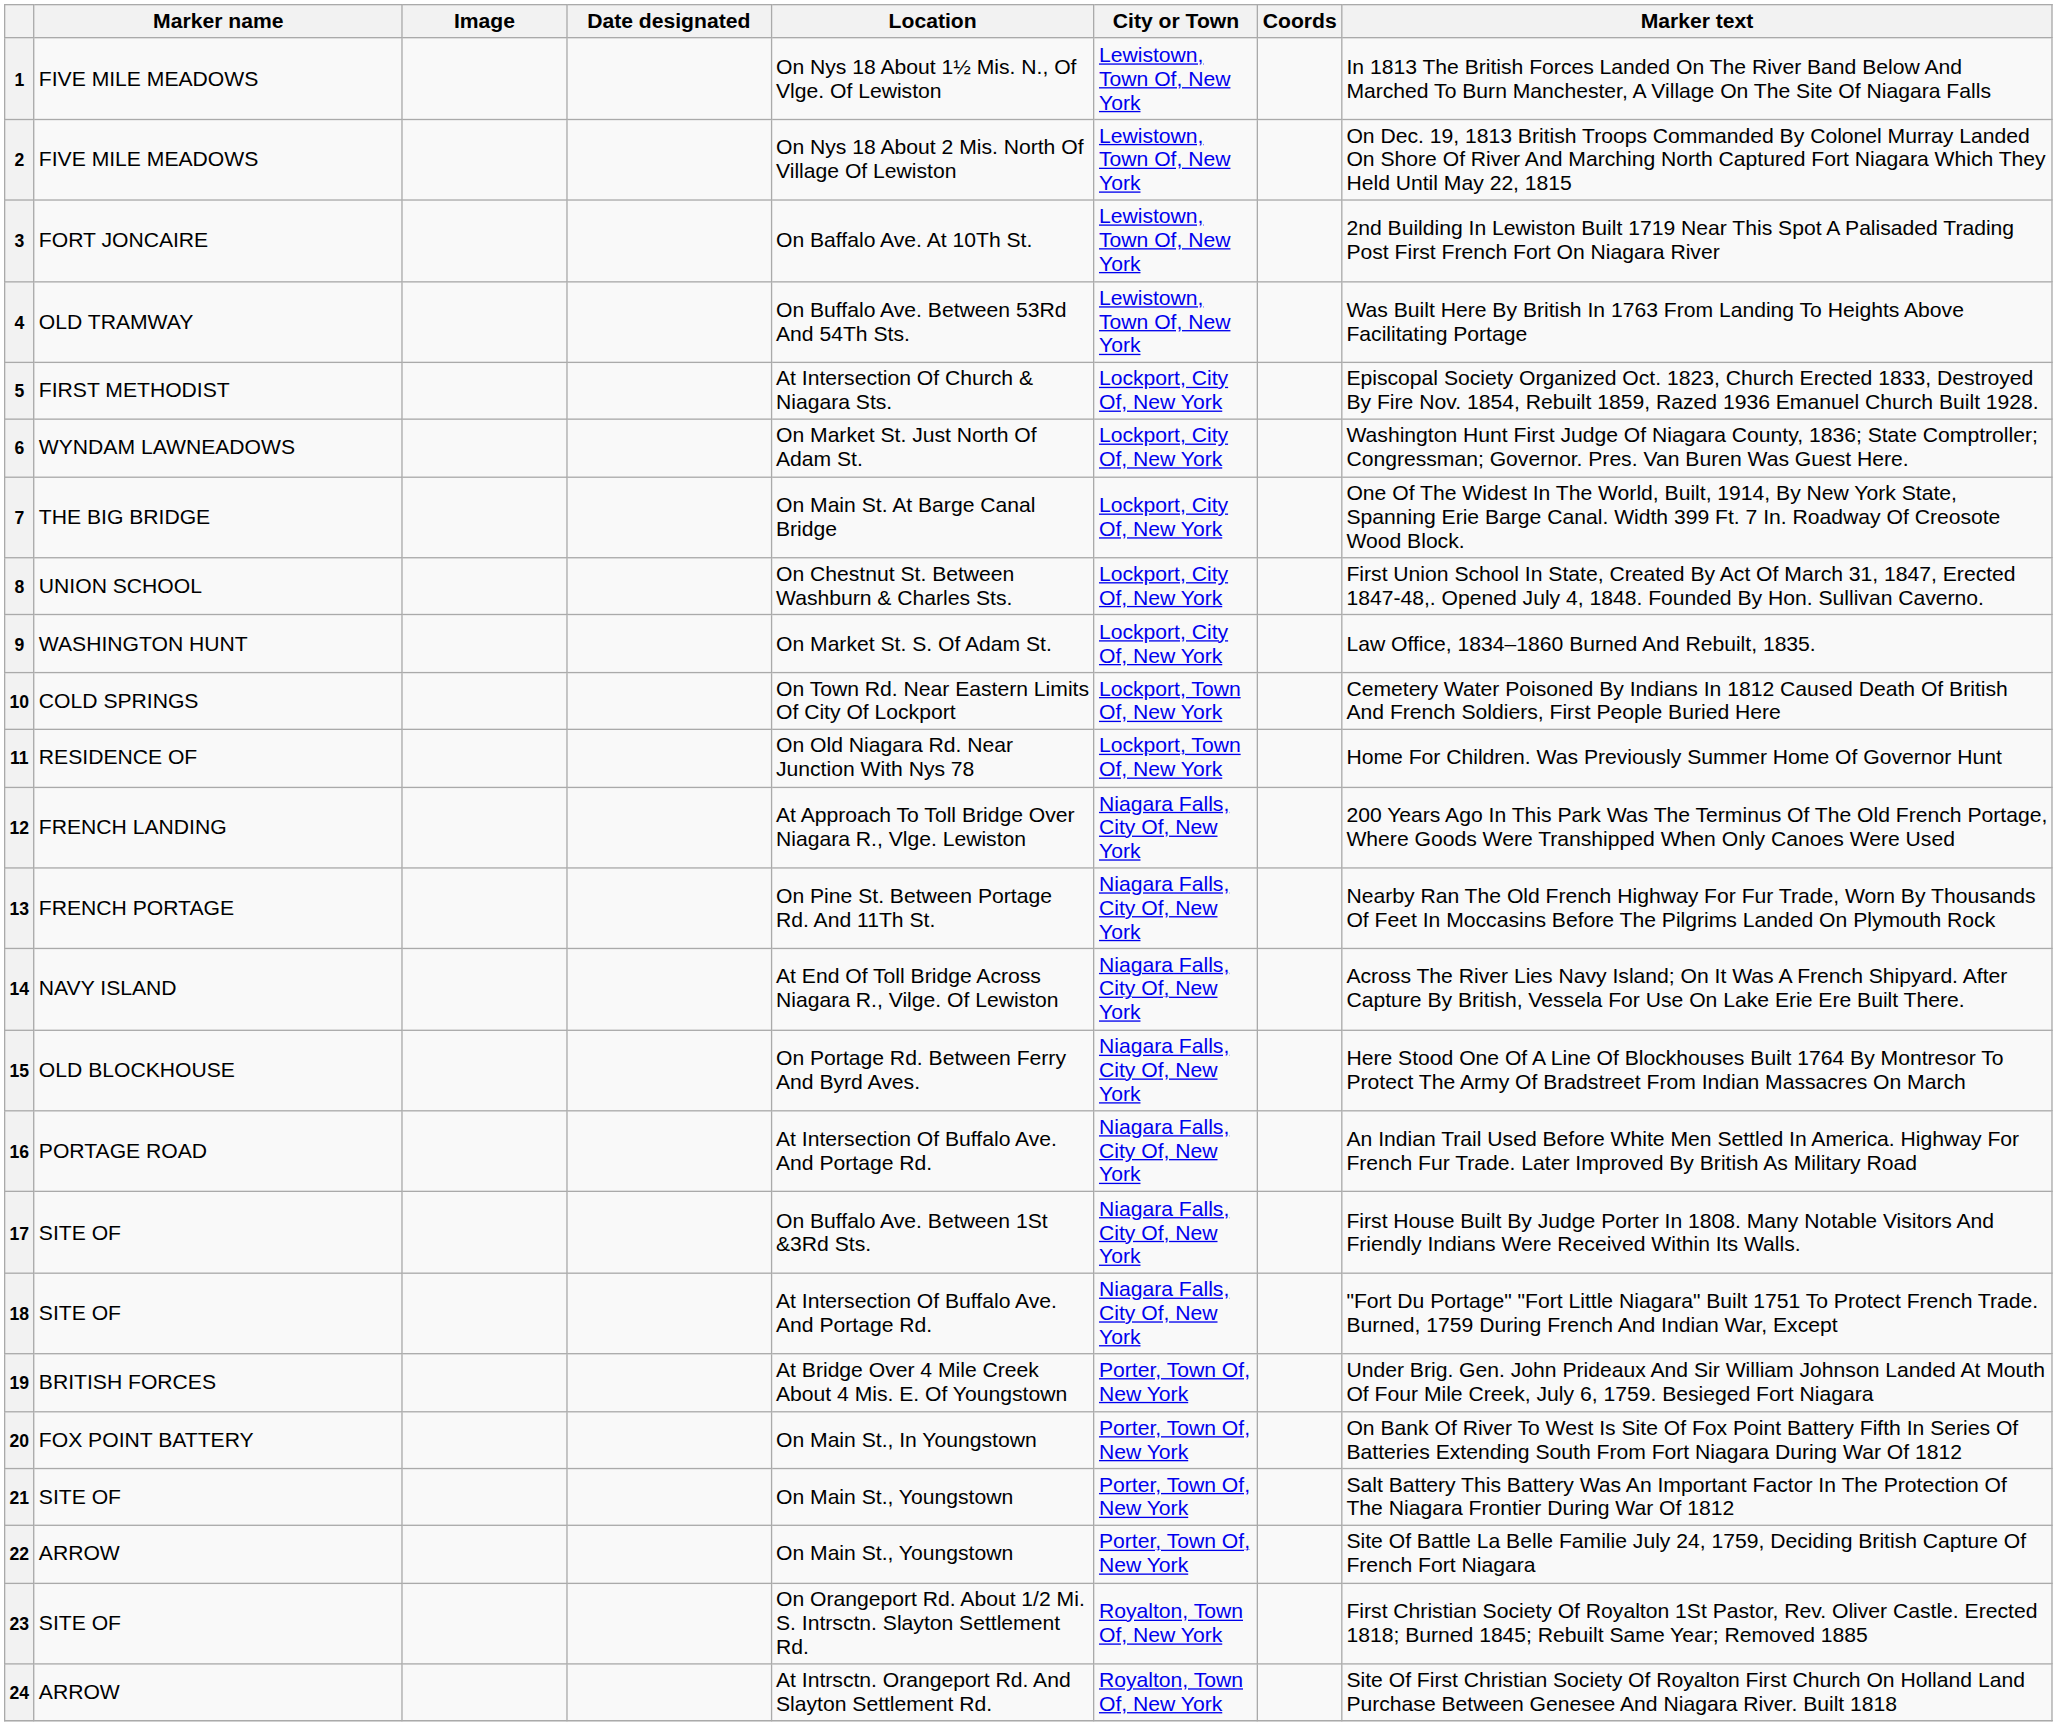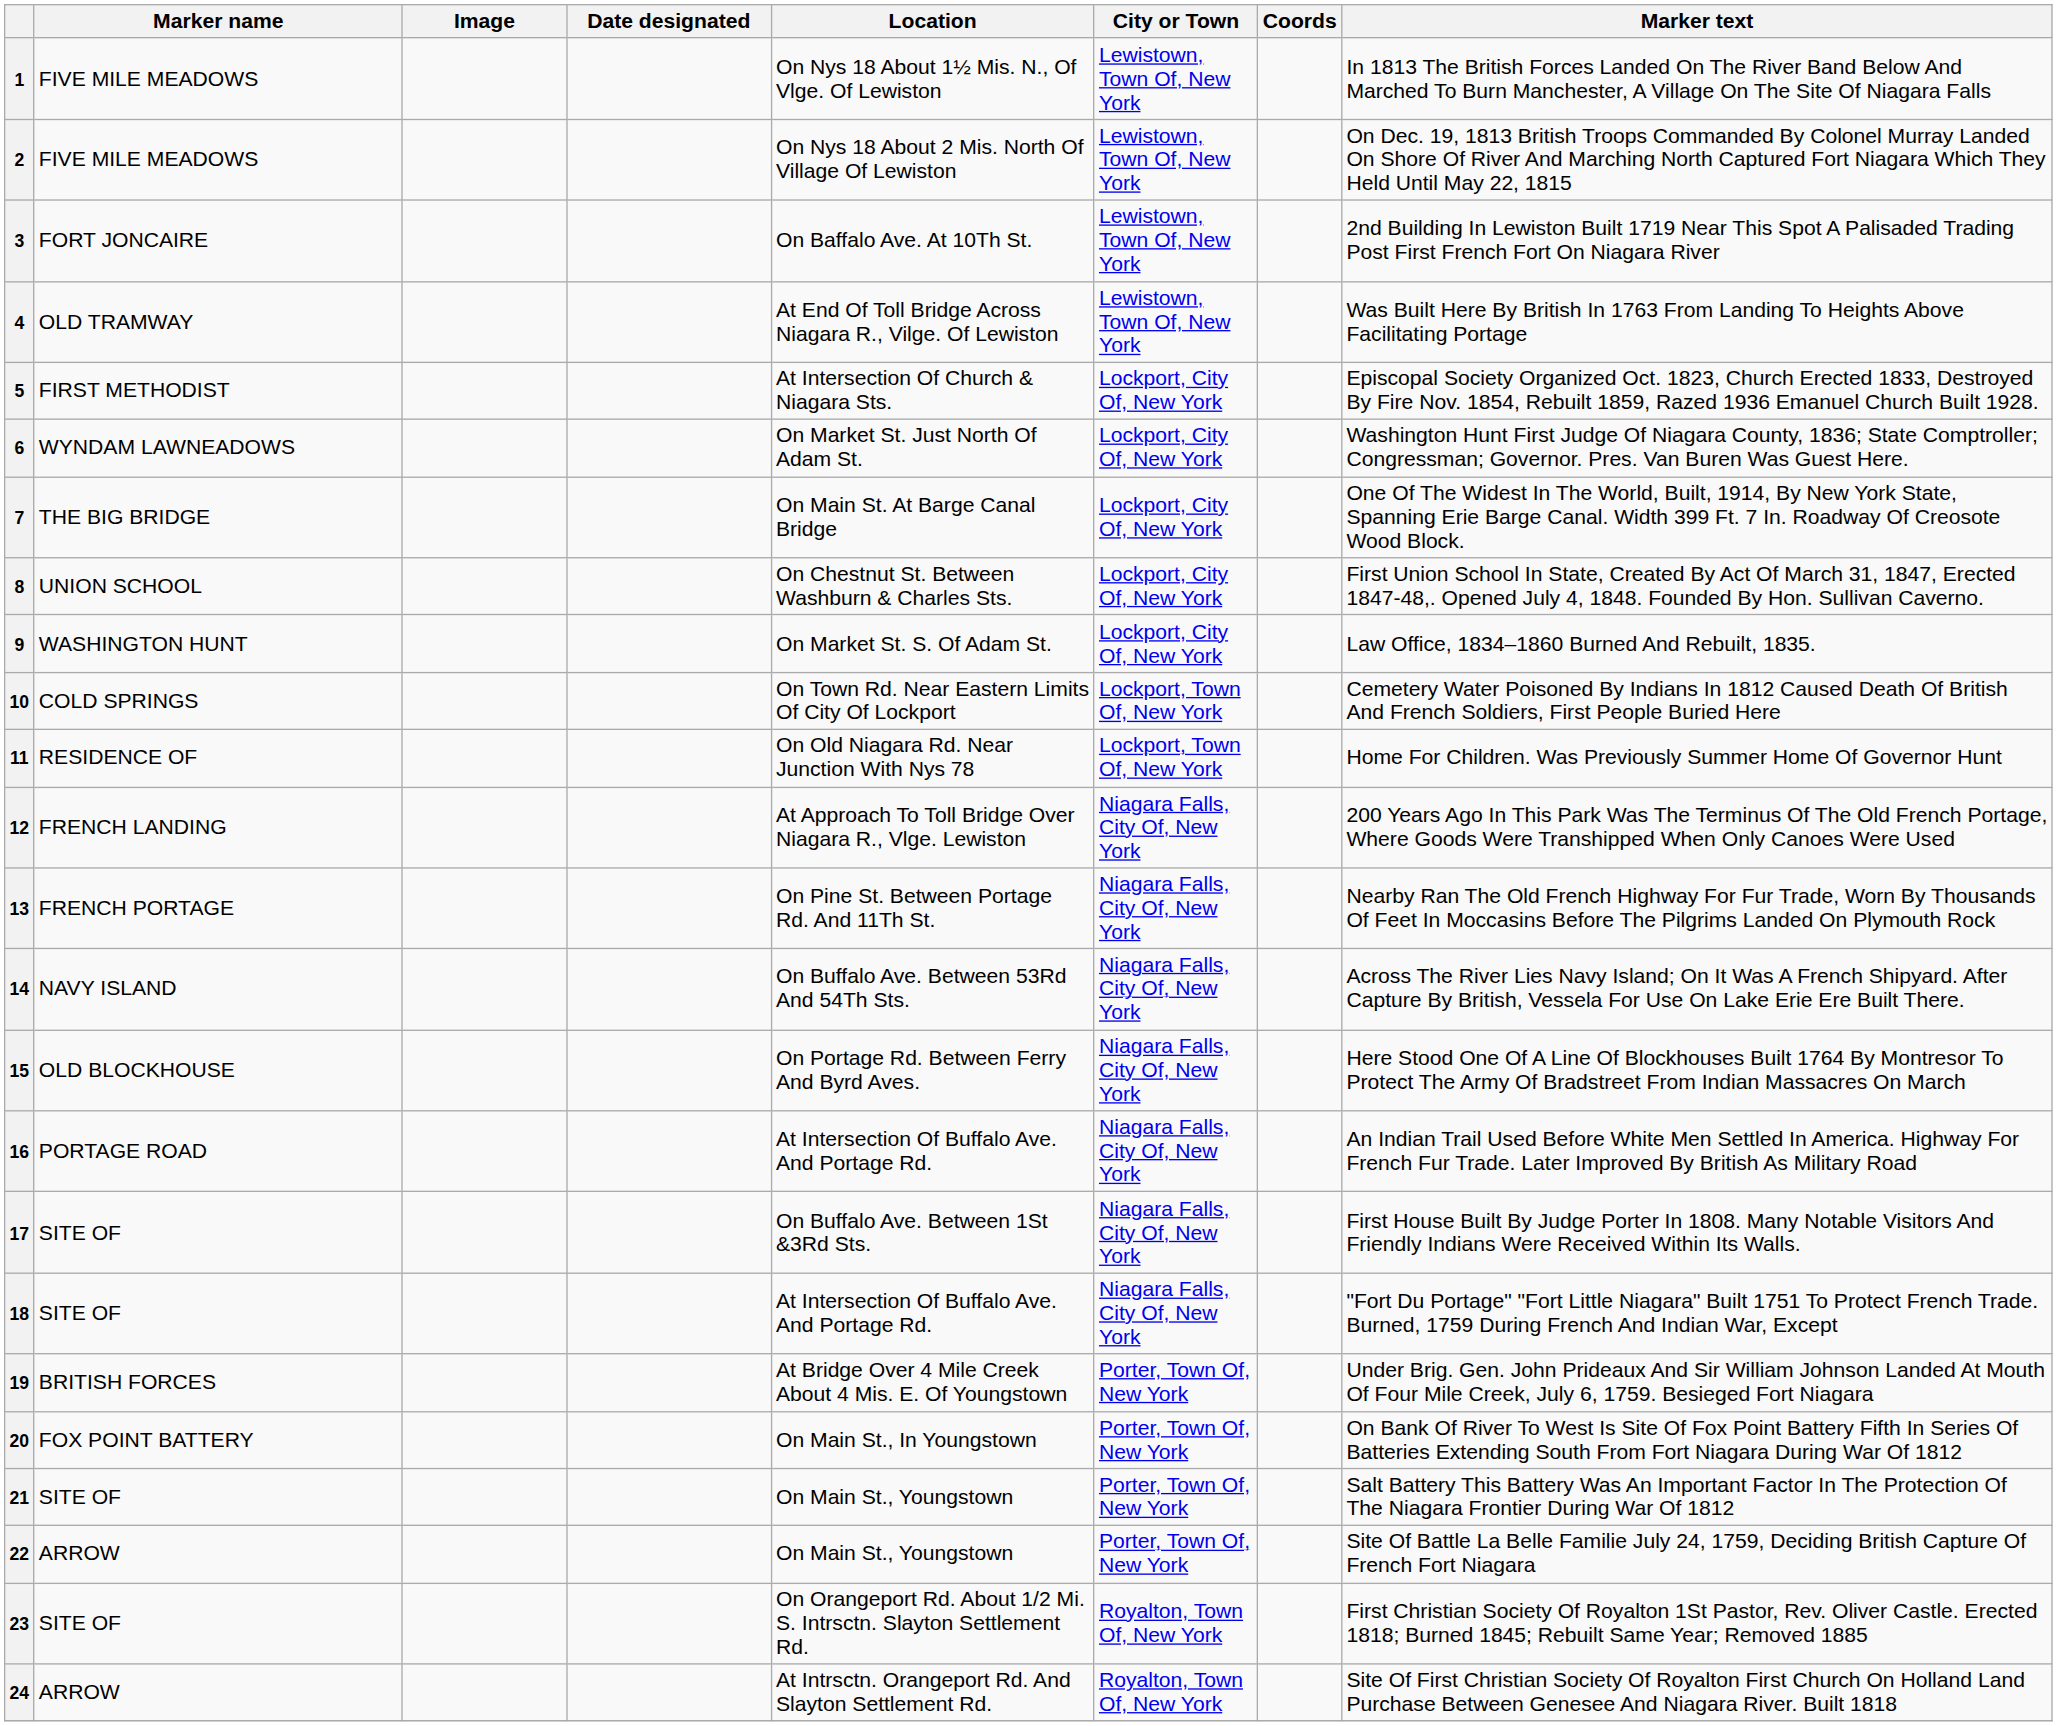(921, 321) On Buffalo Ave. Between 53Rd And 54Th Sts. -> (917, 321) At End Of Toll Bridge Across Niagara R., Vilge. Of Lewiston
(917, 989) At End Of Toll Bridge Across Niagara R., Vilge. Of Lewiston -> (921, 989) On Buffalo Ave. Between 53Rd And 54Th Sts.
